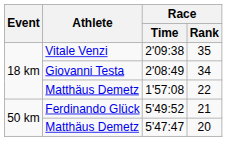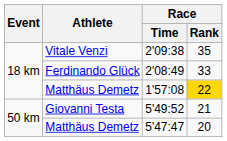(85, 71) Giovanni Testa -> (92, 71) Ferdinando Glück
(204, 71) 34 -> (204, 71) 33
(204, 90) no background -> (204, 90) gold background
(92, 109) Ferdinando Glück -> (85, 109) Giovanni Testa
